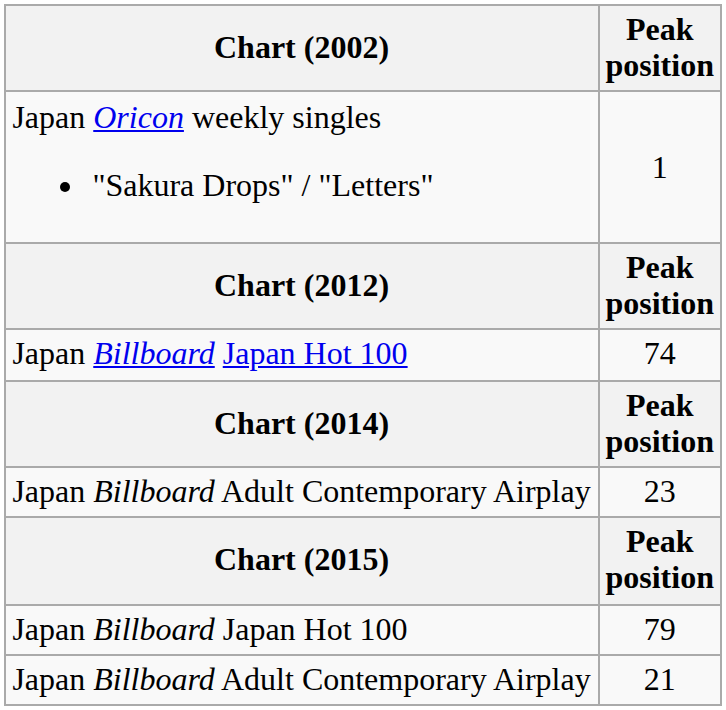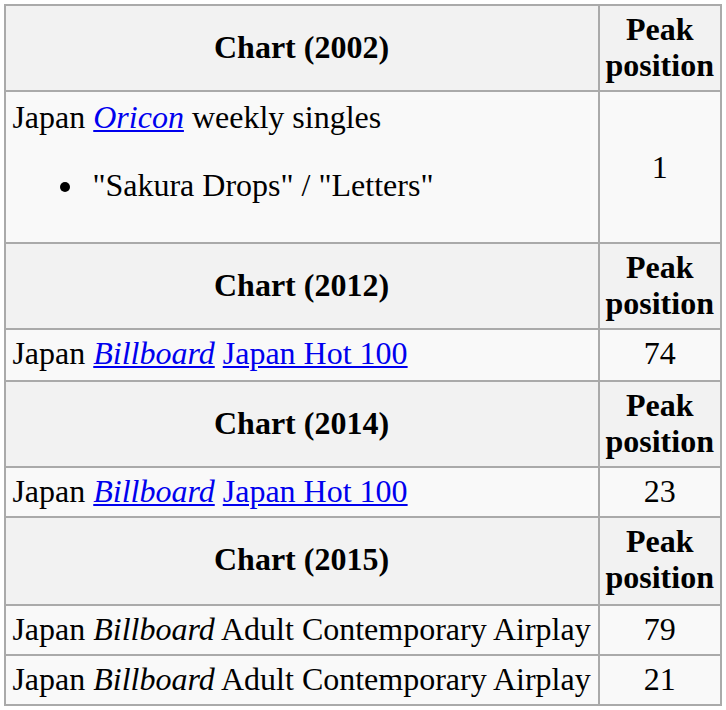(302, 491) Japan Billboard Adult Contemporary Airplay -> (210, 491) Japan Billboard Japan Hot 100
(210, 629) Japan Billboard Japan Hot 100 -> (302, 629) Japan Billboard Adult Contemporary Airplay
